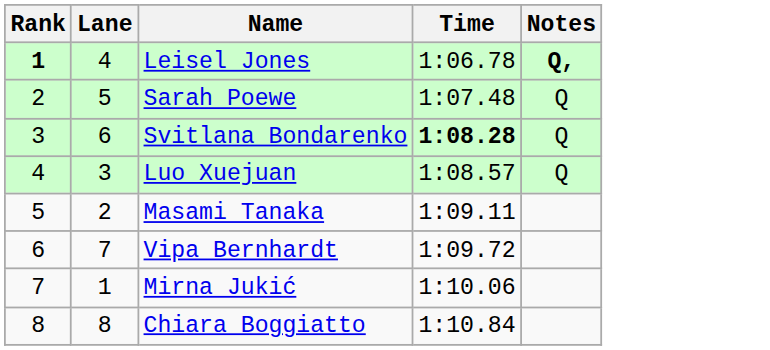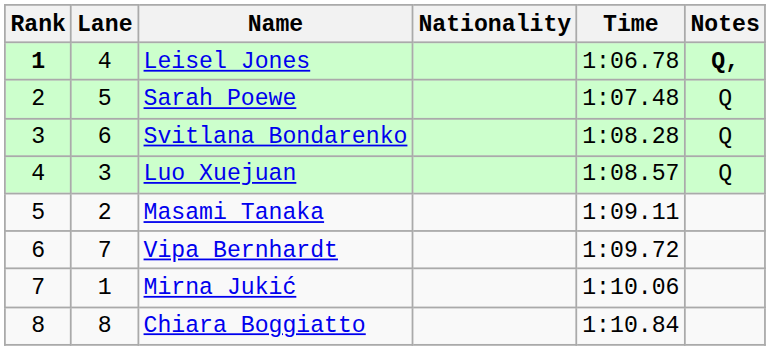+ column: (495, 24)
(467, 137) bold -> (631, 137) normal
